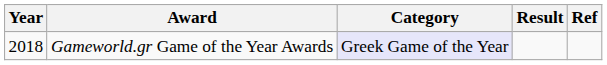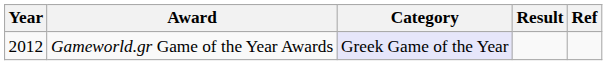(26, 45) 2018 -> (26, 45) 2012
